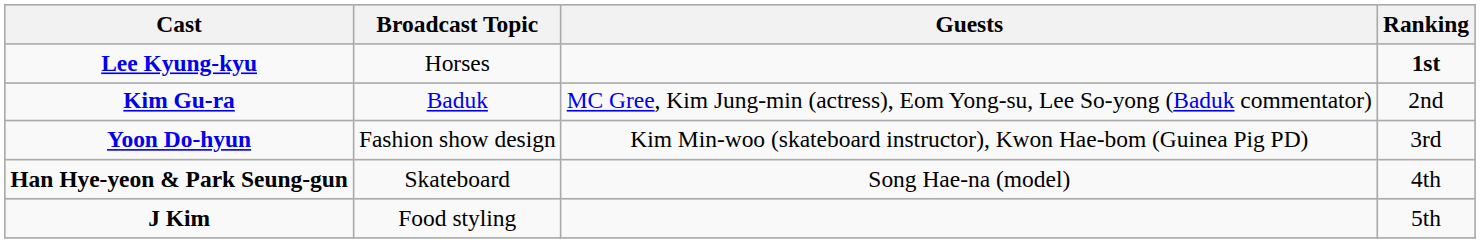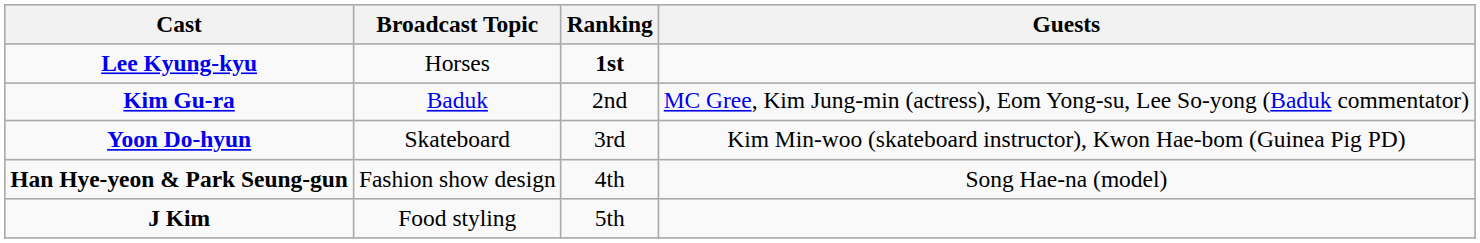columns swapped: (969, 24) <-> (1426, 24)
(457, 140) Fashion show design -> (457, 140) Skateboard
(457, 179) Skateboard -> (457, 179) Fashion show design
